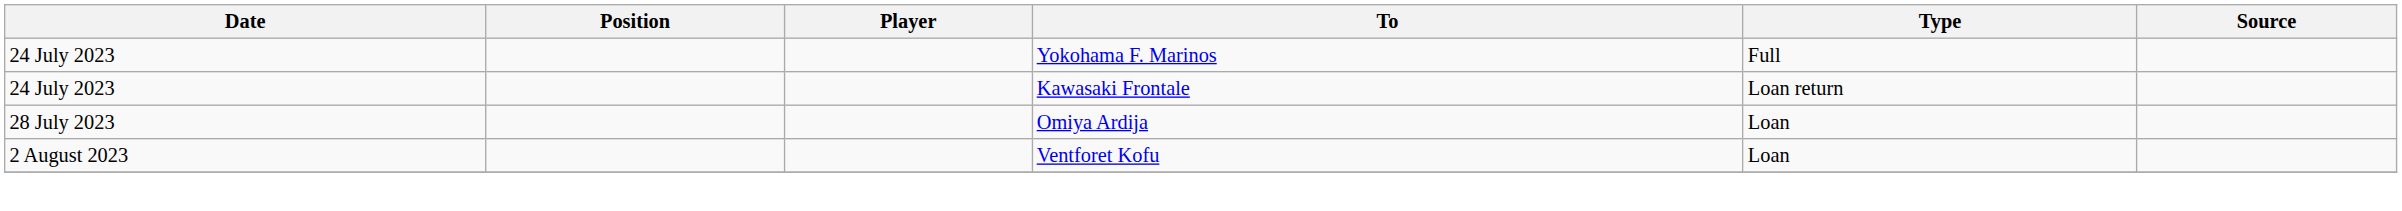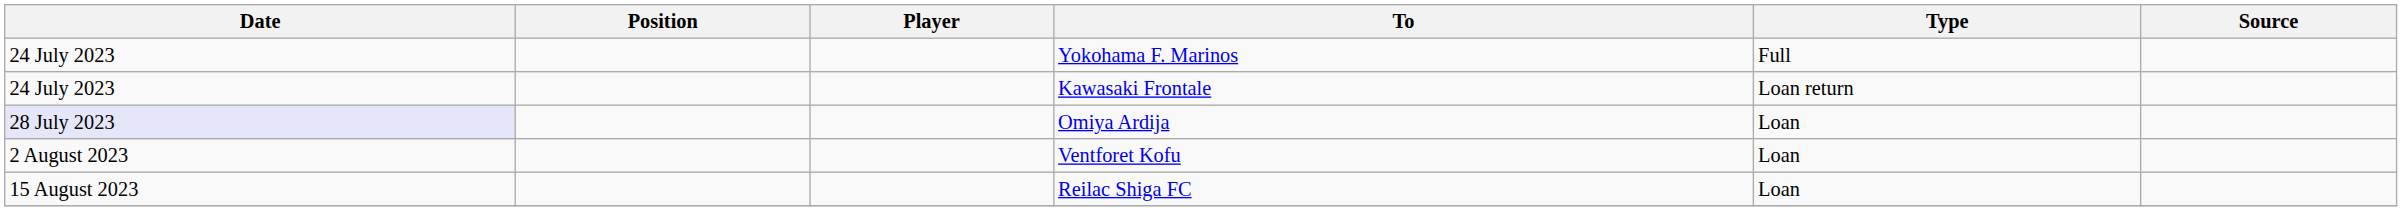(62, 122) no background -> (62, 122) lavender background
+ row: (1125, 189)
